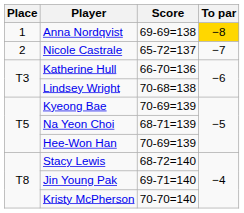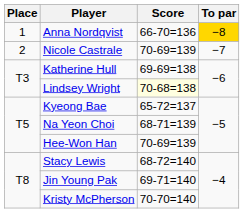(168, 32) 69-69=138 -> (168, 32) 66-70=136
(168, 50) 65-72=137 -> (168, 50) 70-69=139
(168, 69) 66-70=136 -> (168, 69) 69-69=138
(168, 87) no background -> (168, 87) lightyellow background
(168, 106) 70-69=139 -> (168, 106) 65-72=137
